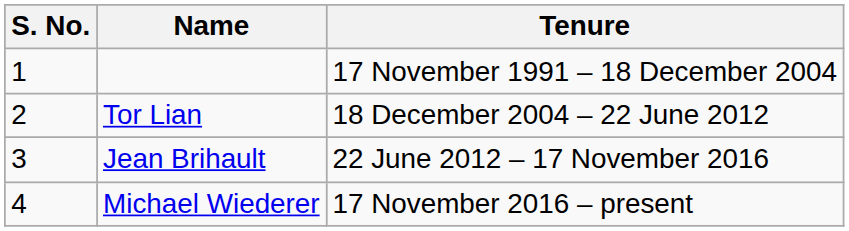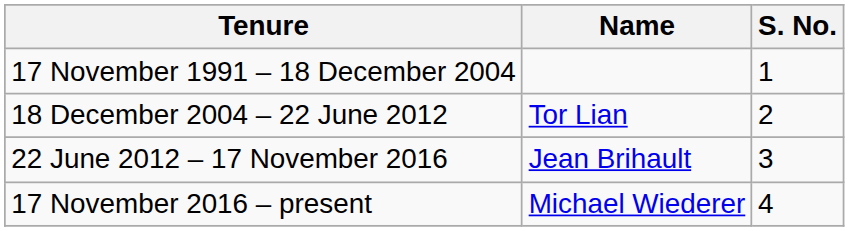columns swapped: (51, 26) <-> (585, 26)
